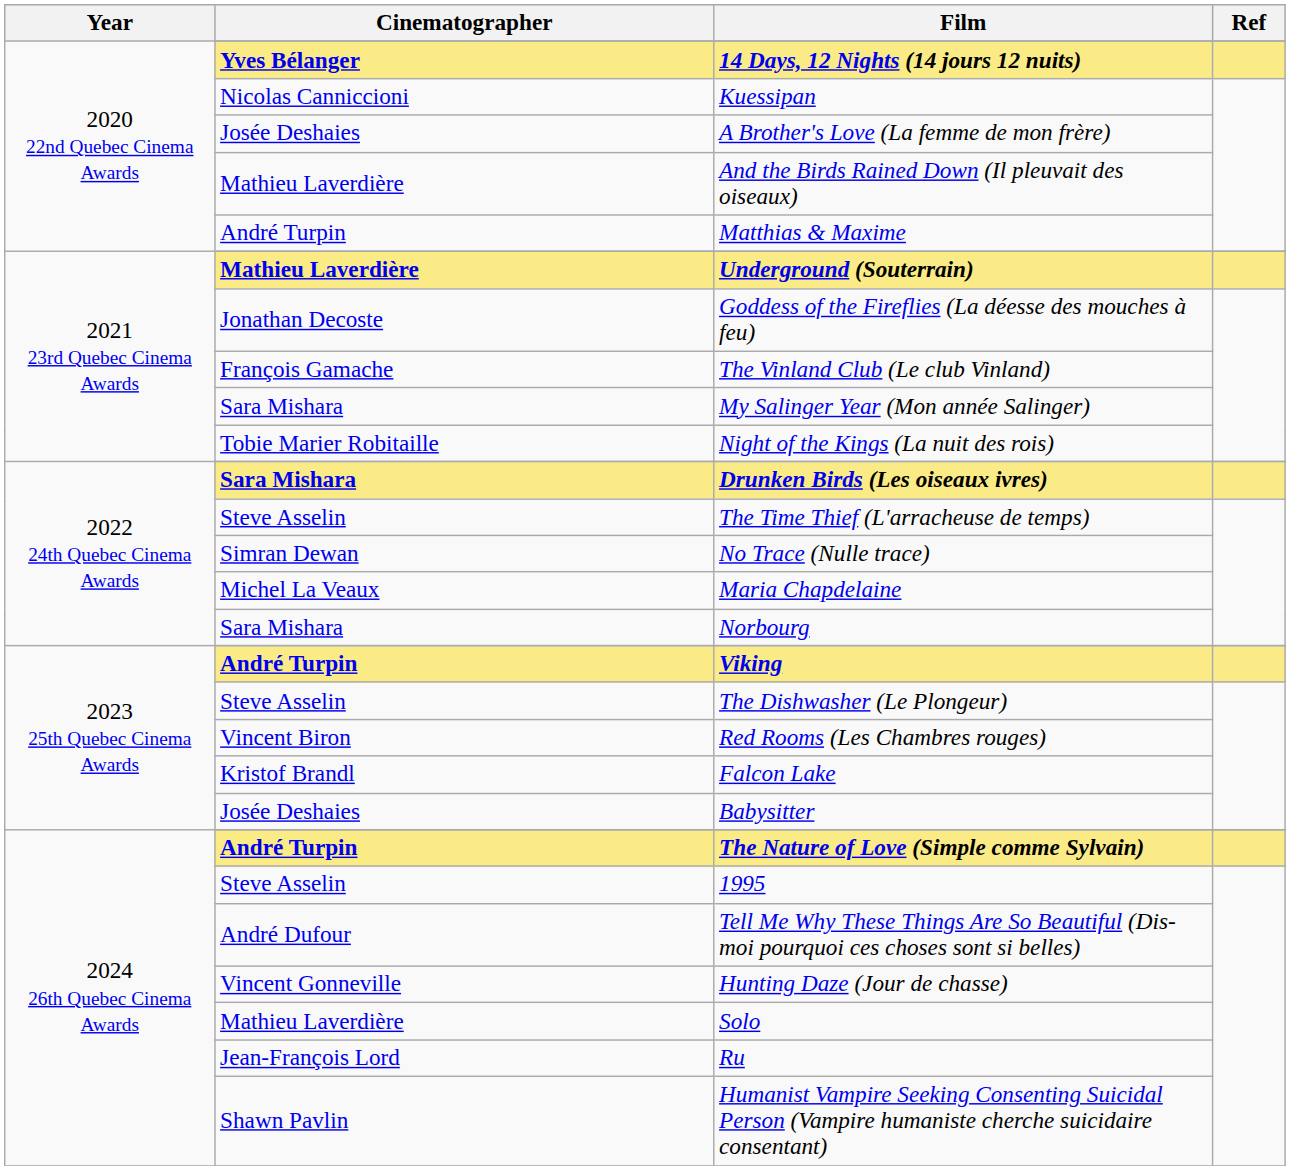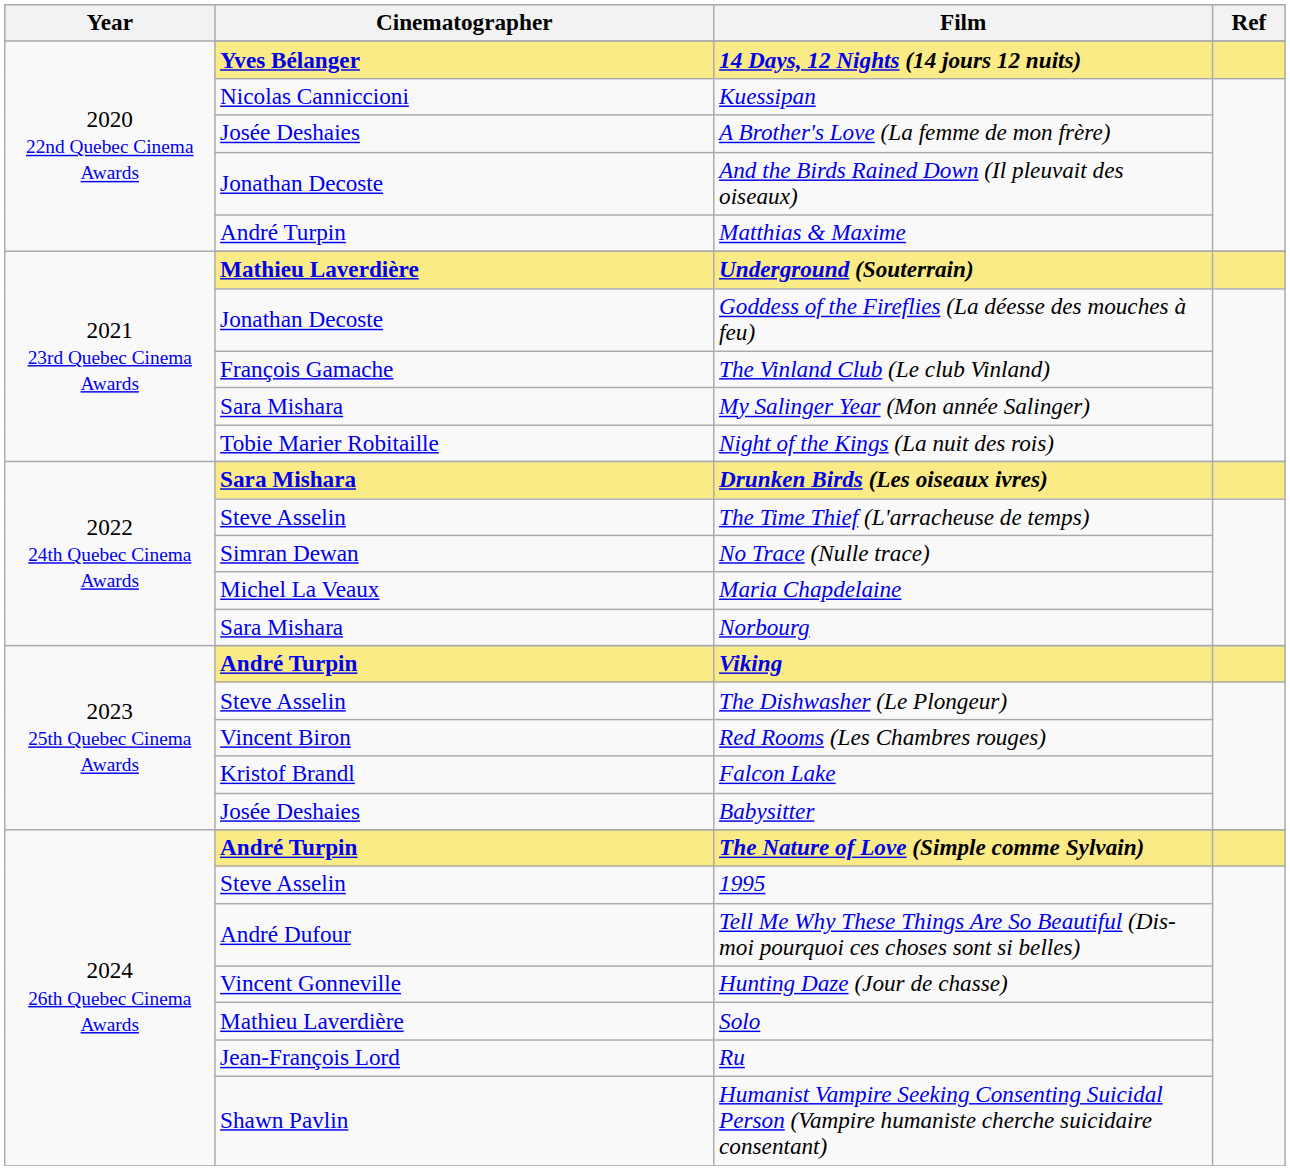(312, 183) Mathieu Laverdière -> (302, 183) Jonathan Decoste
